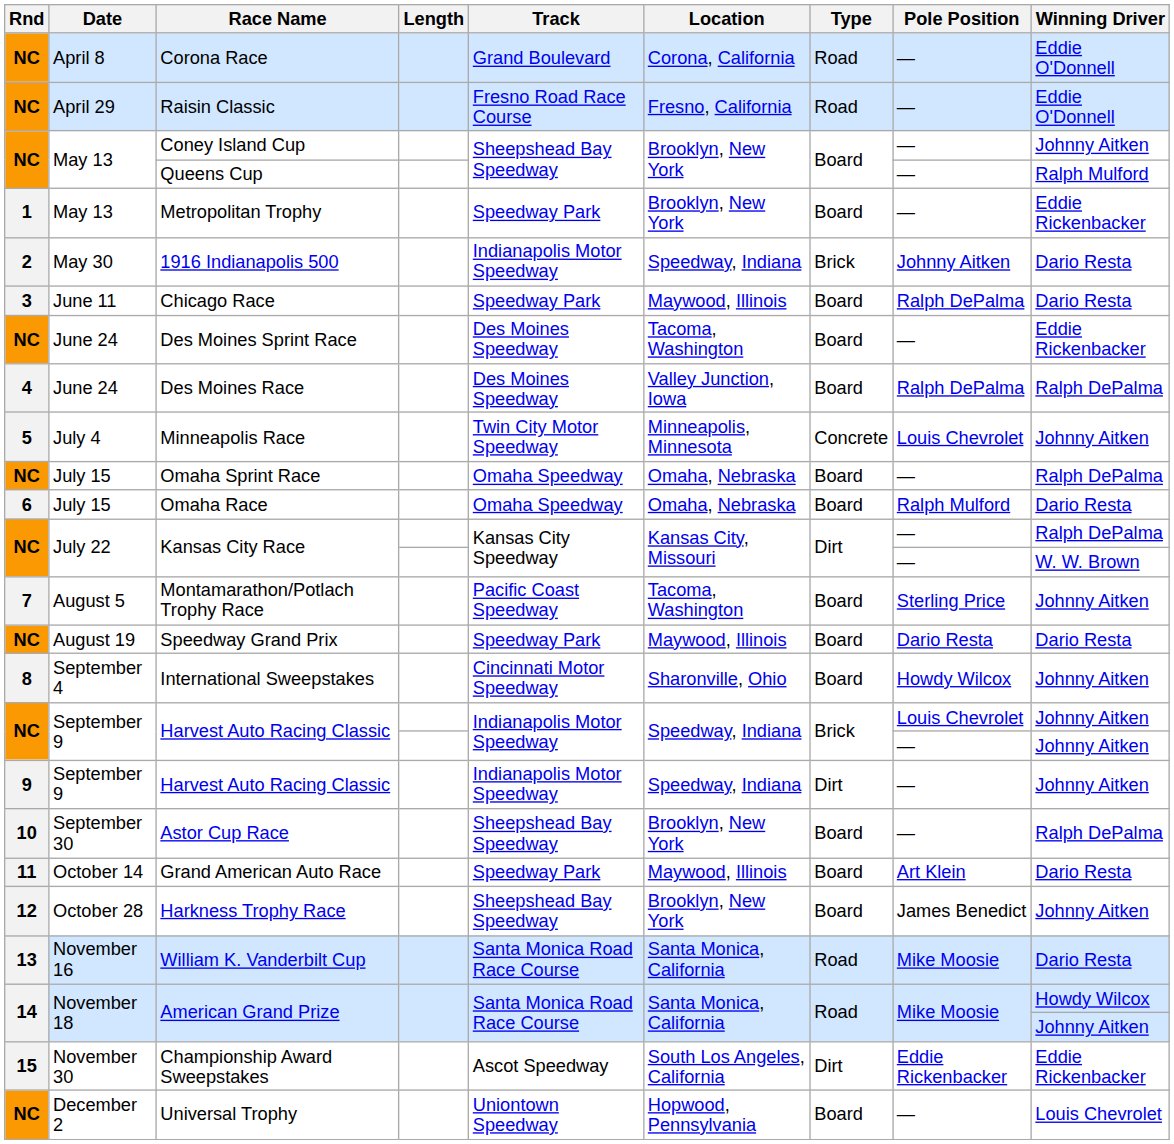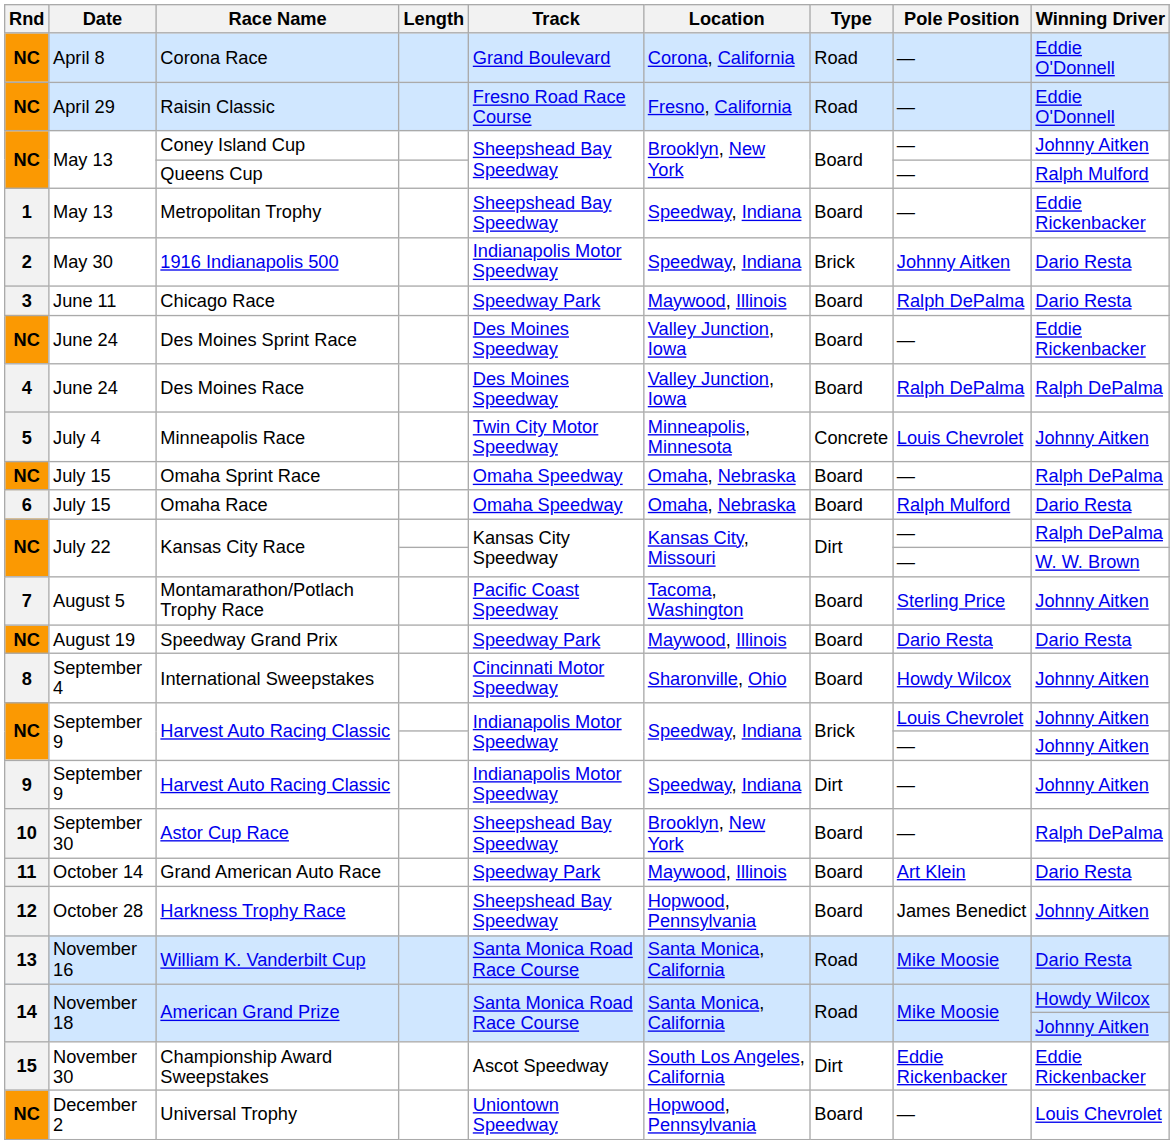(537, 213) Speedway Park -> (542, 213) Sheepshead Bay Speedway
(707, 213) Brooklyn, New York -> (725, 213) Speedway, Indiana
(696, 339) Tacoma, Washington -> (711, 339) Valley Junction, Iowa
(707, 910) Brooklyn, New York -> (702, 910) Hopwood, Pennsylvania
